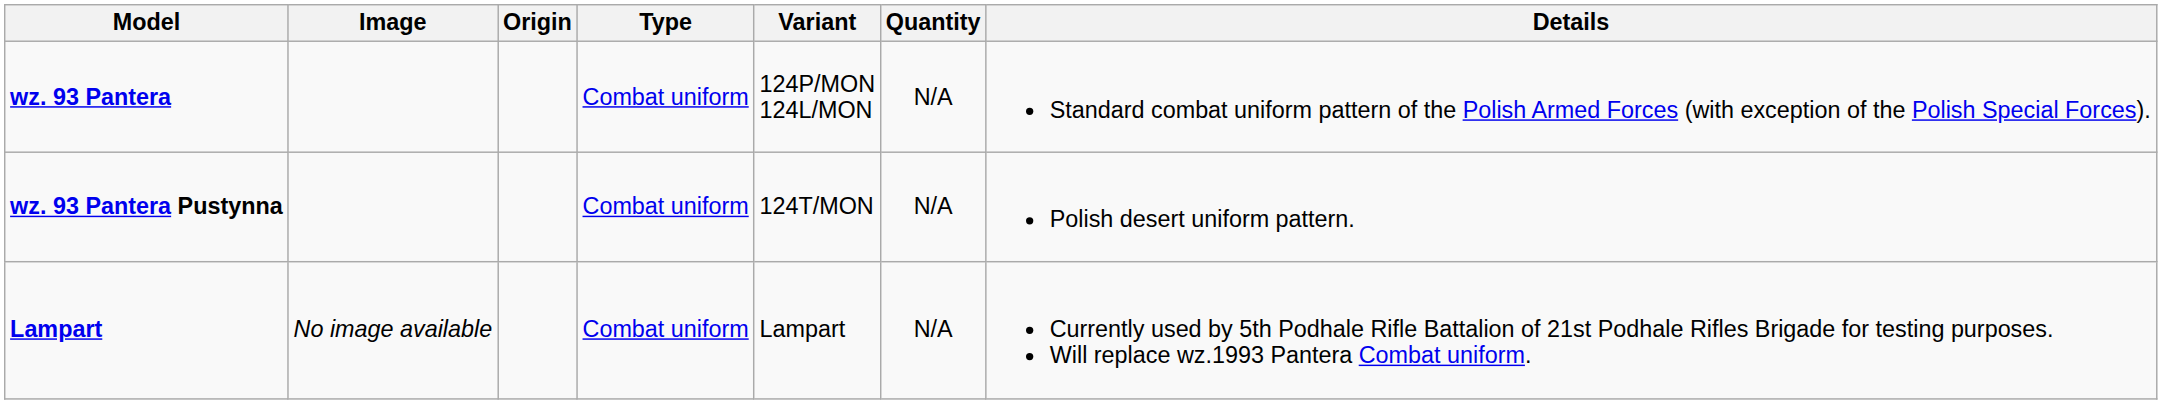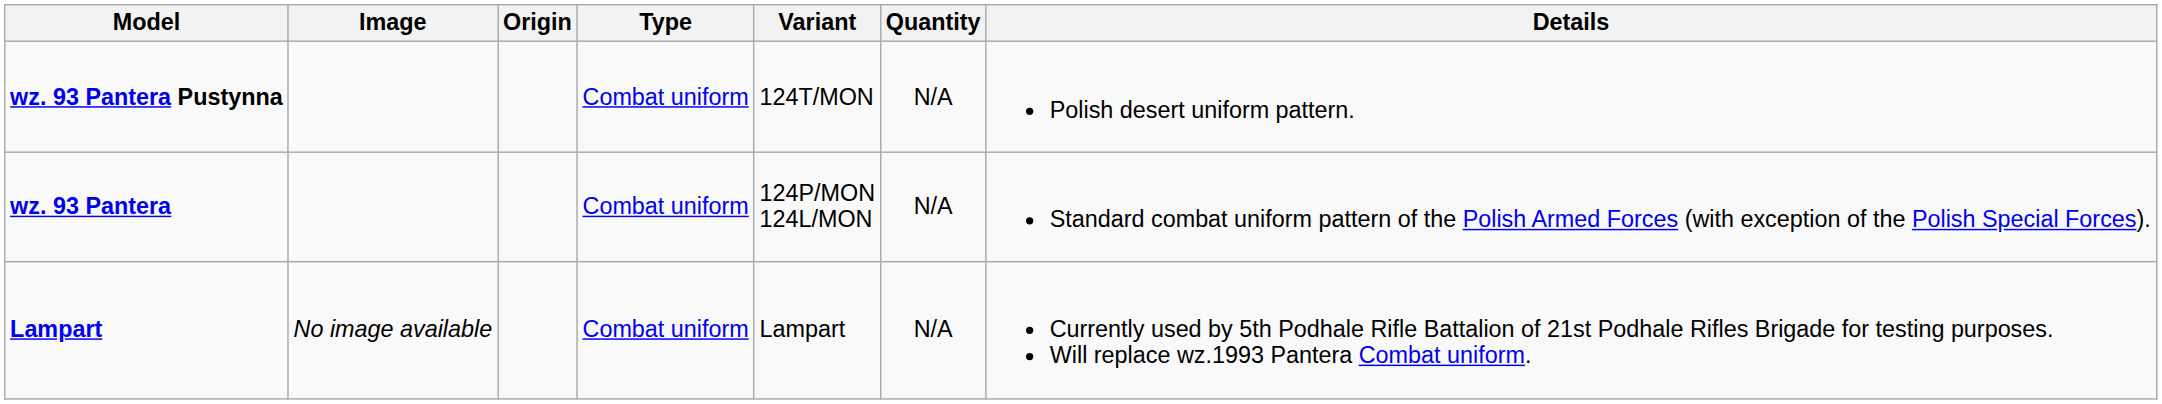rows swapped: (91, 96) <-> (146, 206)
